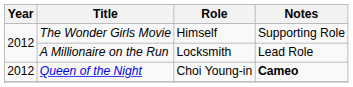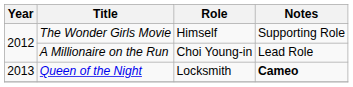(204, 52) Locksmith -> (214, 52) Choi Young-in
(21, 71) 2012 -> (21, 71) 2013
(214, 71) Choi Young-in -> (204, 71) Locksmith
